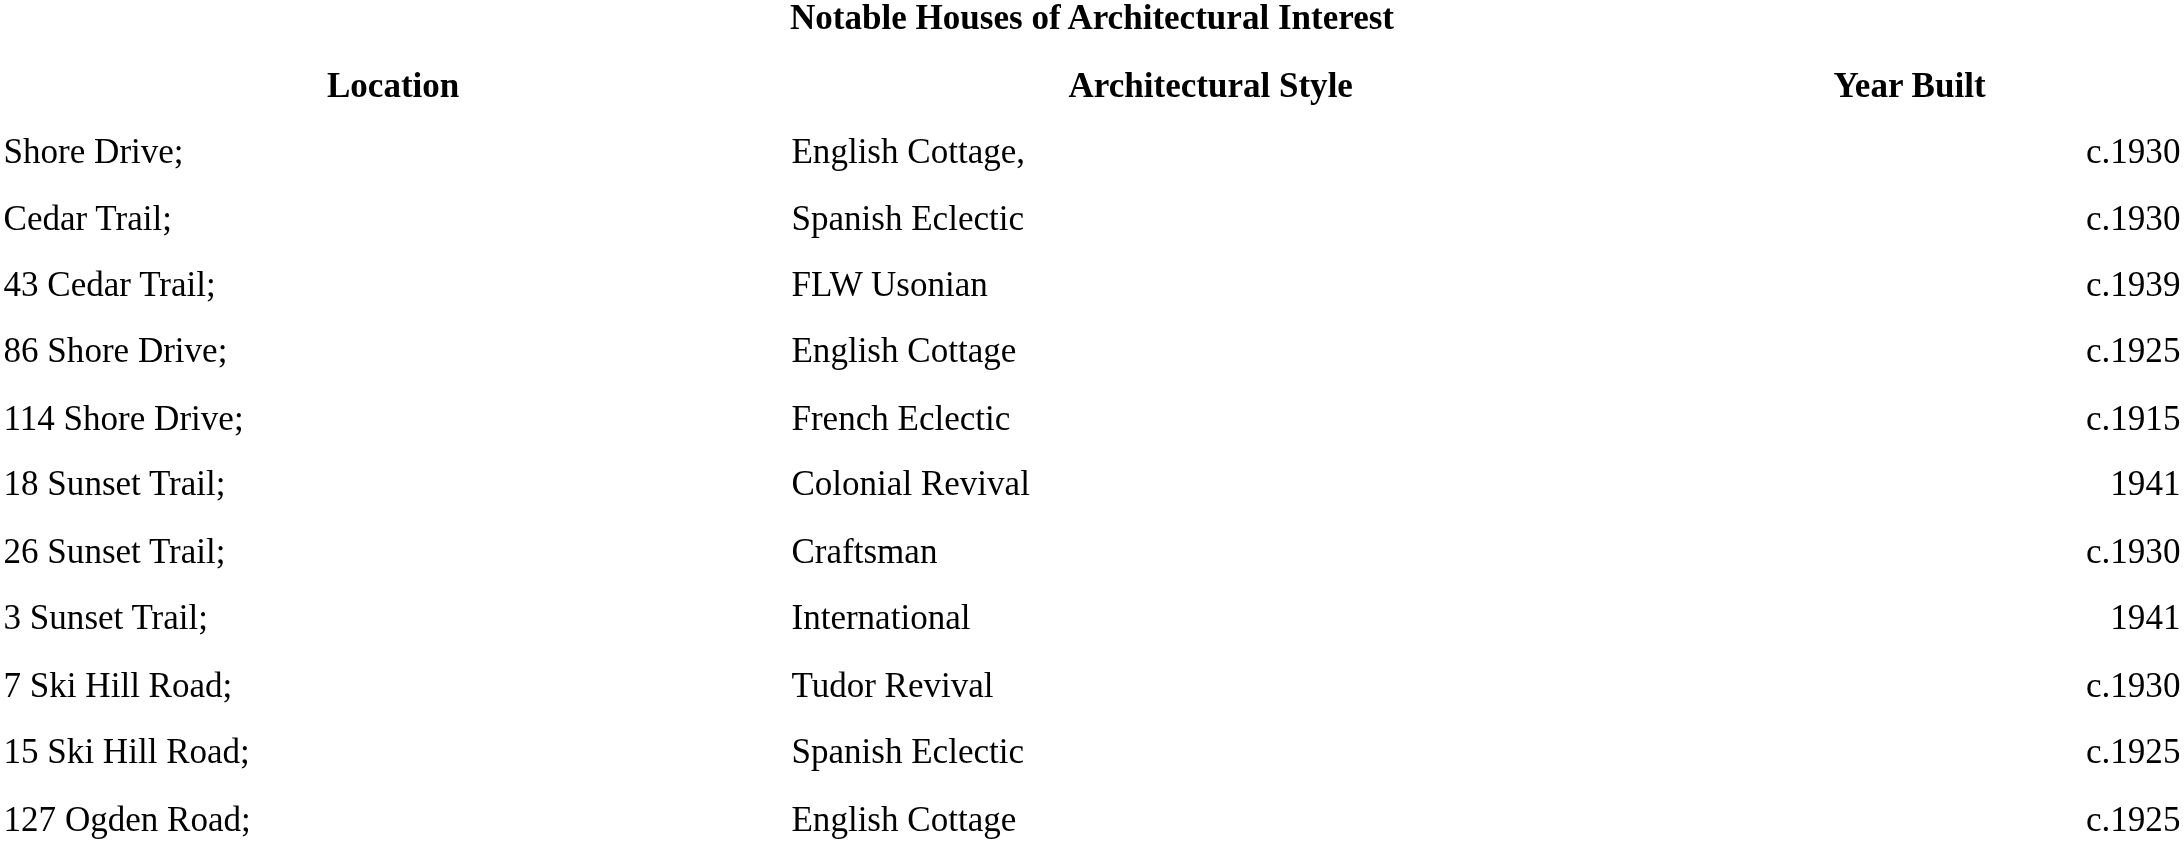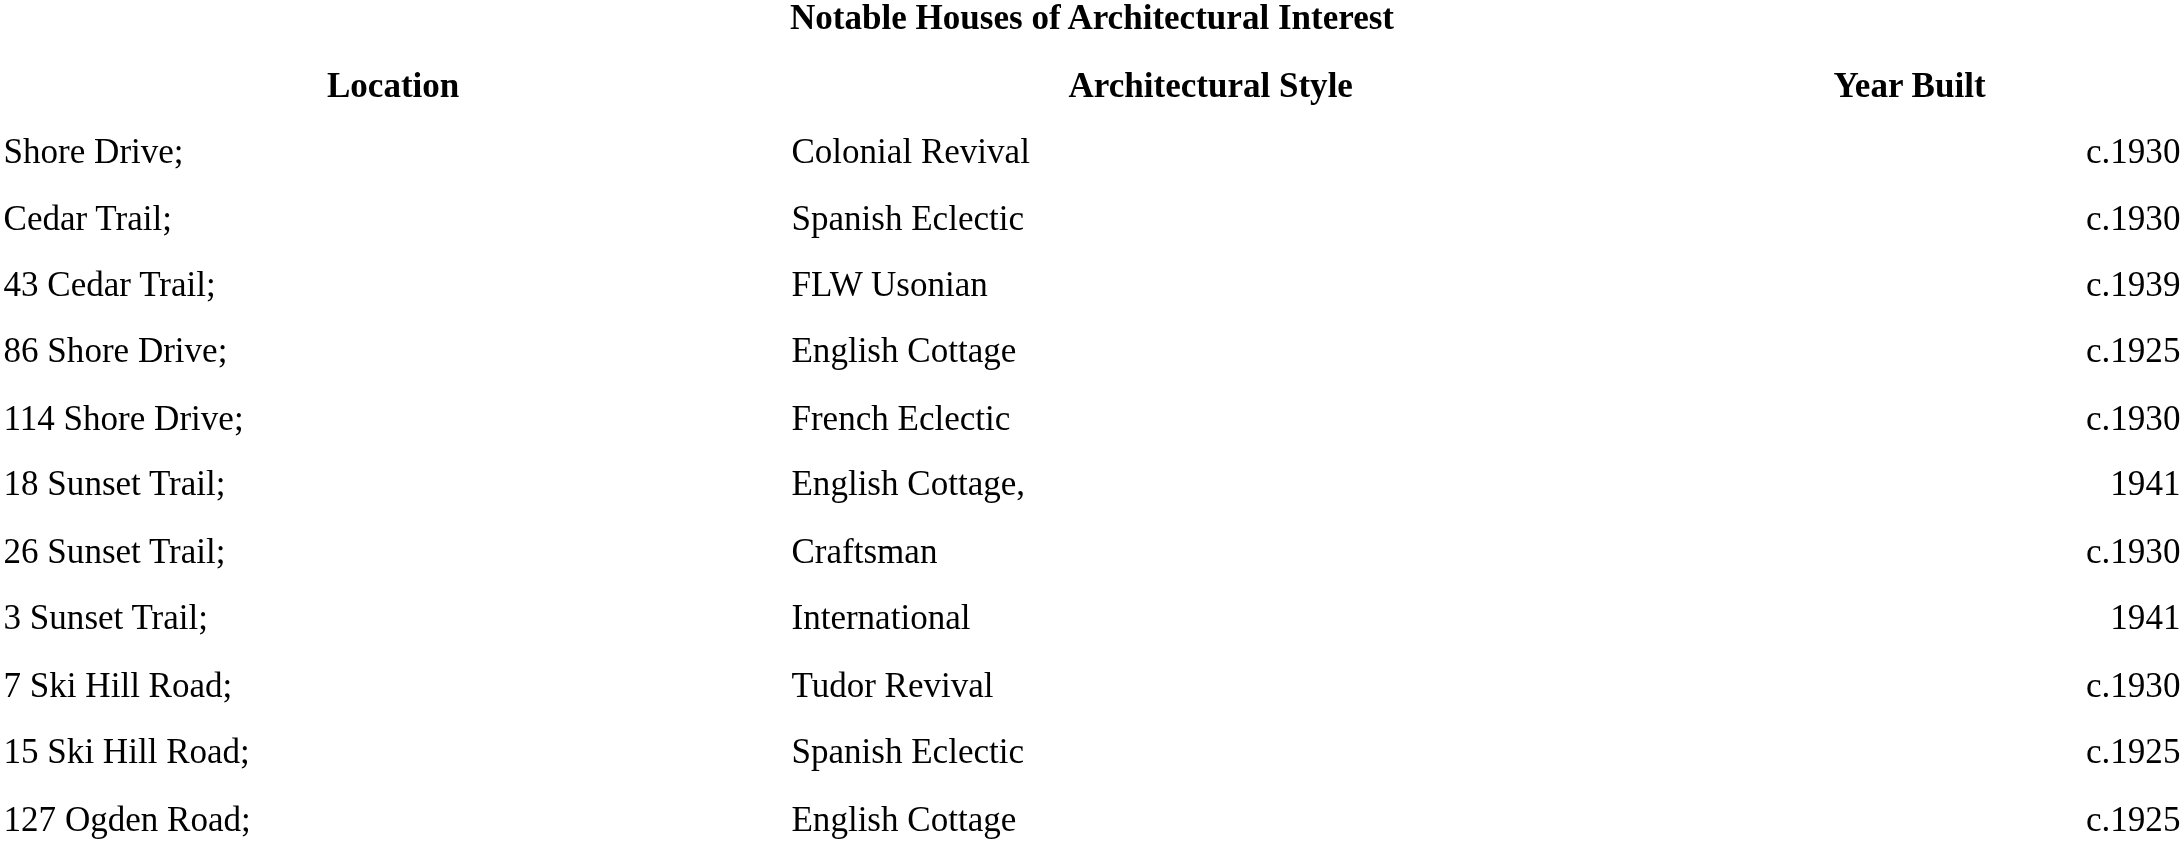(908, 151) English Cottage, -> (911, 151) Colonial Revival
(2133, 418) c.1915 -> (2133, 418) c.1930
(911, 484) Colonial Revival -> (908, 484) English Cottage,
